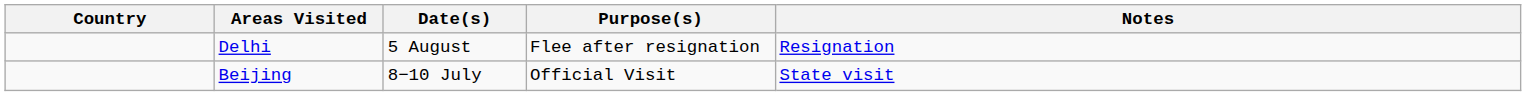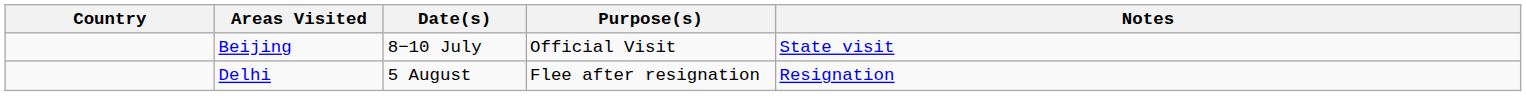rows swapped: (255, 76) <-> (245, 47)
